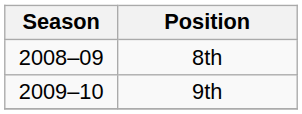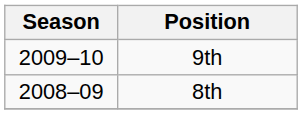rows swapped: (207, 57) <-> (207, 91)
